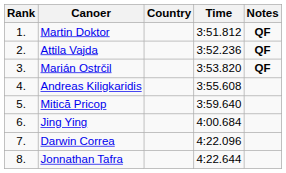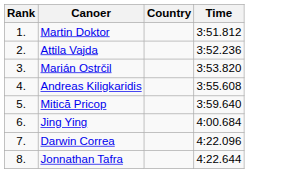- column: (263, 13)
